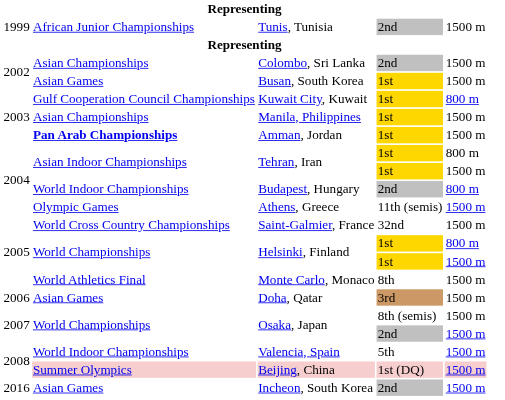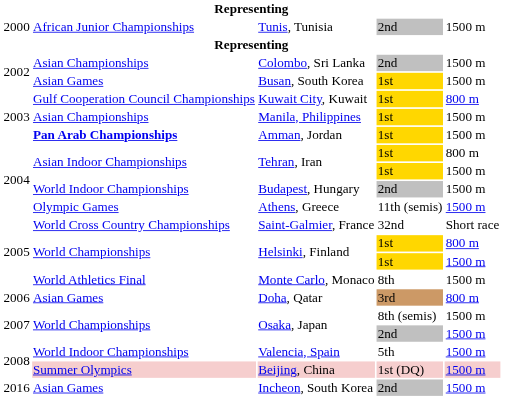(17, 26) 1999 -> (17, 26) 2000
(462, 189) 800 m -> (466, 189) 1500 m
(466, 225) 1500 m -> (473, 225) Short race
(466, 297) 1500 m -> (462, 297) 800 m
